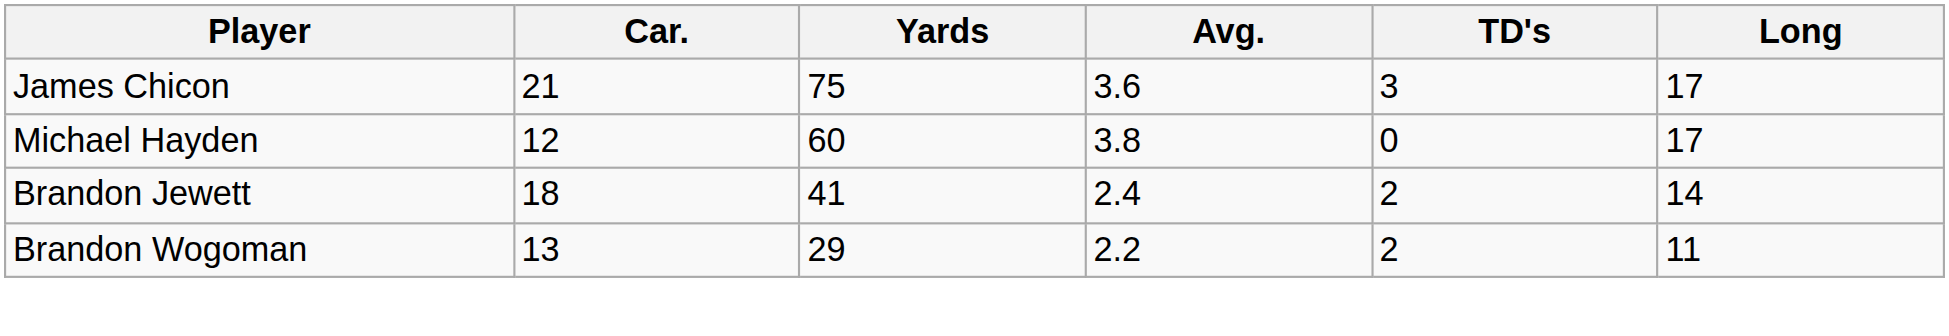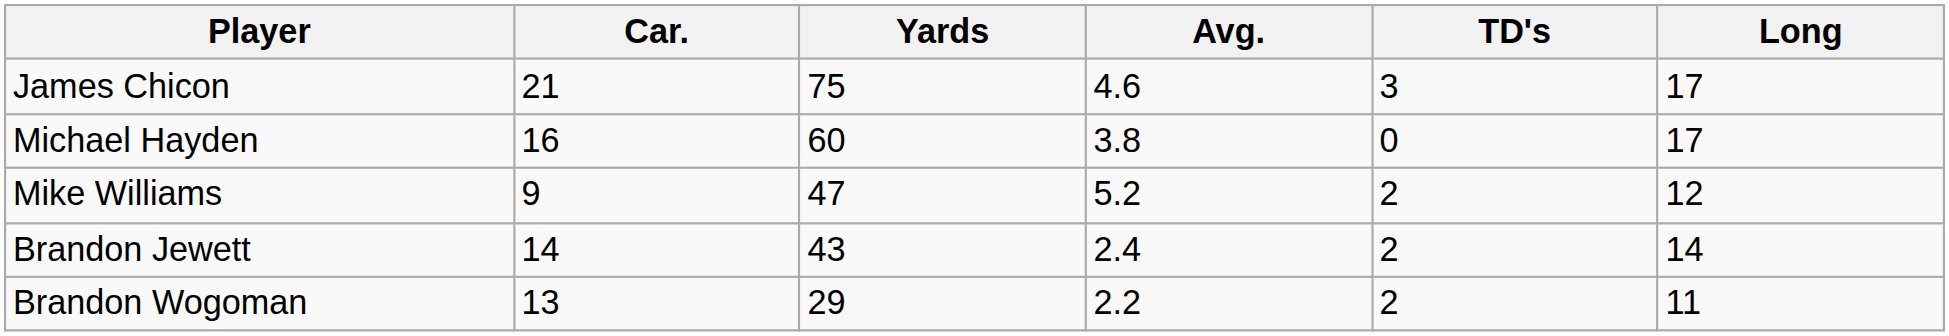(1117, 85) 3.6 -> (1117, 85) 4.6
(540, 140) 12 -> (540, 140) 16
+ row: (118, 194)
(540, 194) 18 -> (540, 248) 14
(827, 194) 41 -> (827, 248) 43
